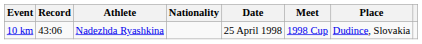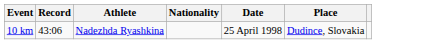- column: (307, 13)
